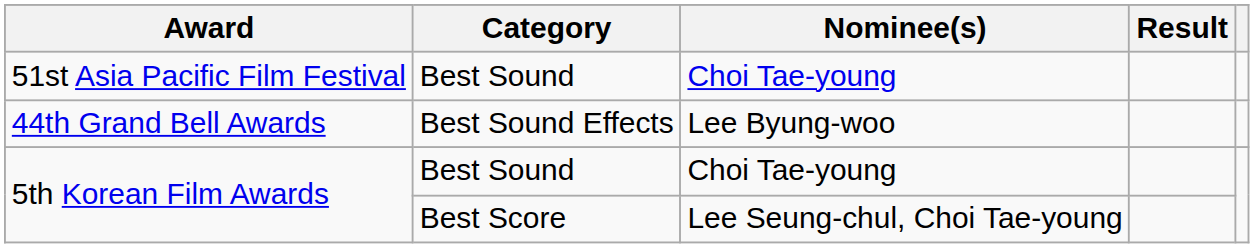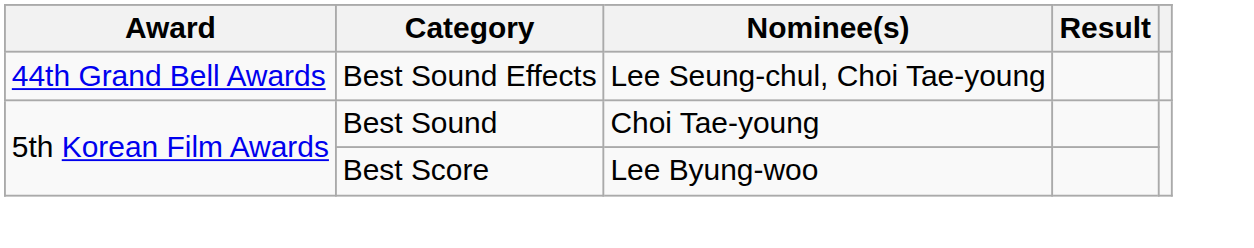- row: (209, 75)
(791, 123) Lee Byung-woo -> (828, 75) Lee Seung-chul, Choi Tae-young
(905, 218) Lee Seung-chul, Choi Tae-young -> (714, 170) Lee Byung-woo
